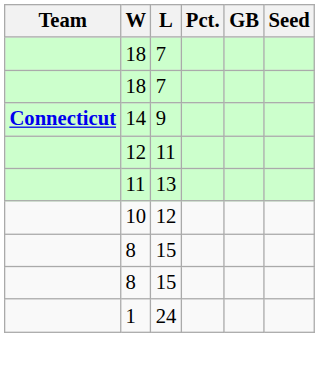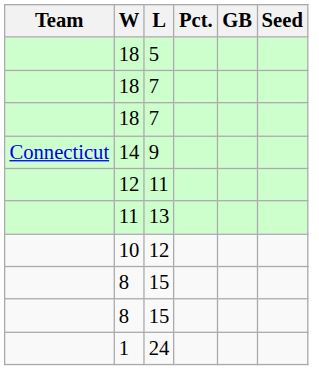+ row: (129, 53)
(63, 119) bold -> (59, 151) normal
